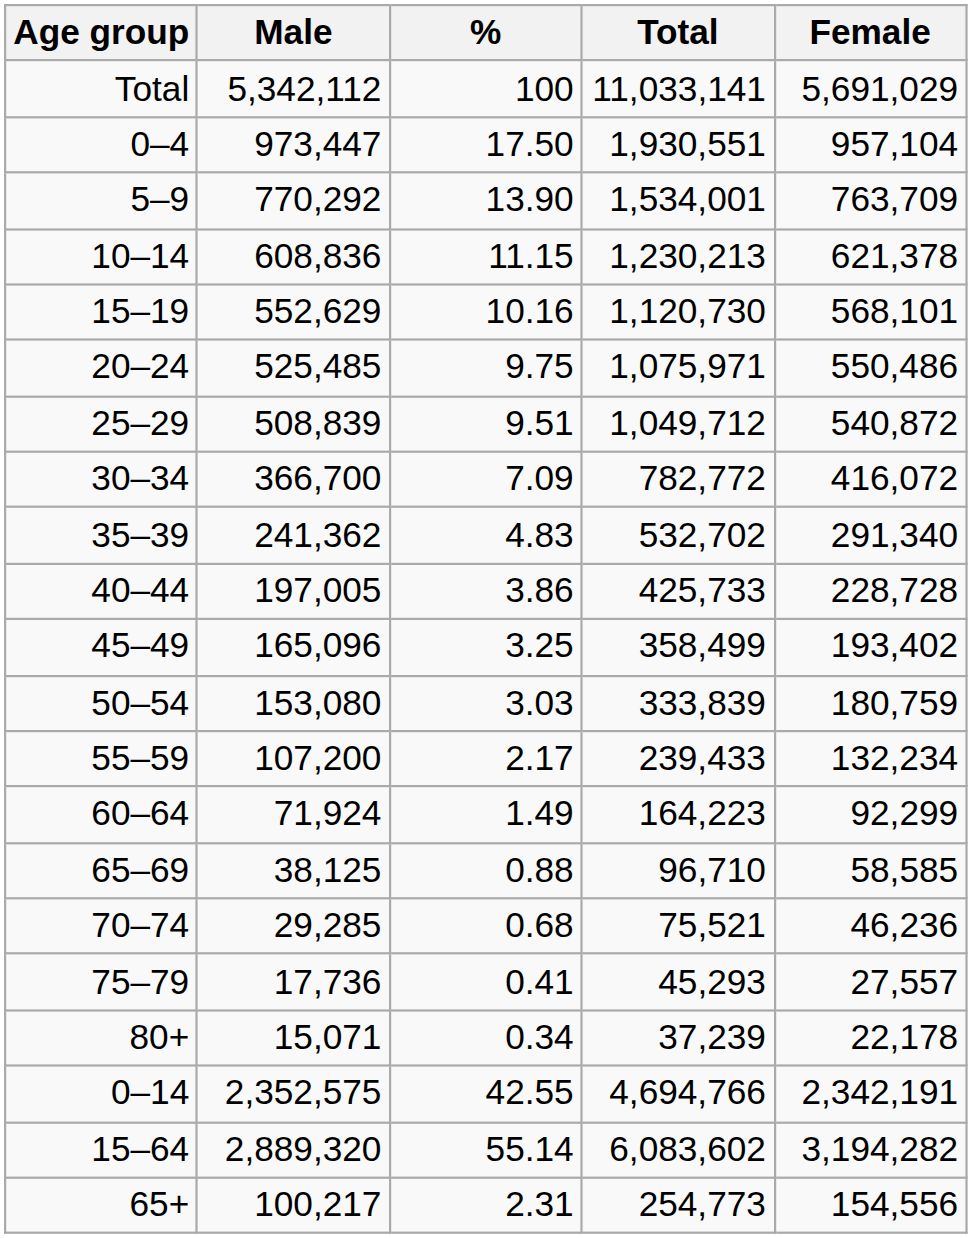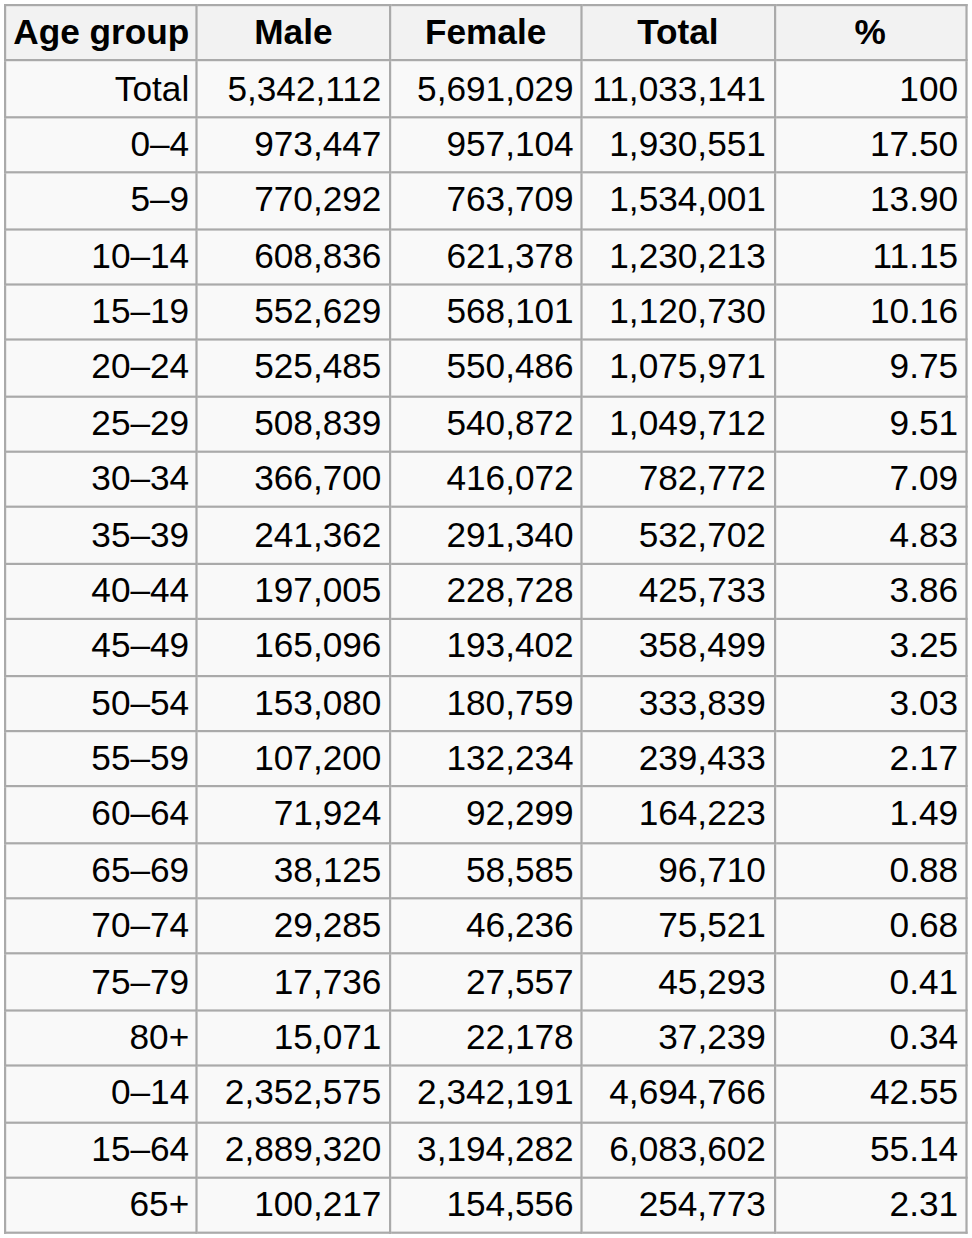columns swapped: (870, 32) <-> (486, 32)
